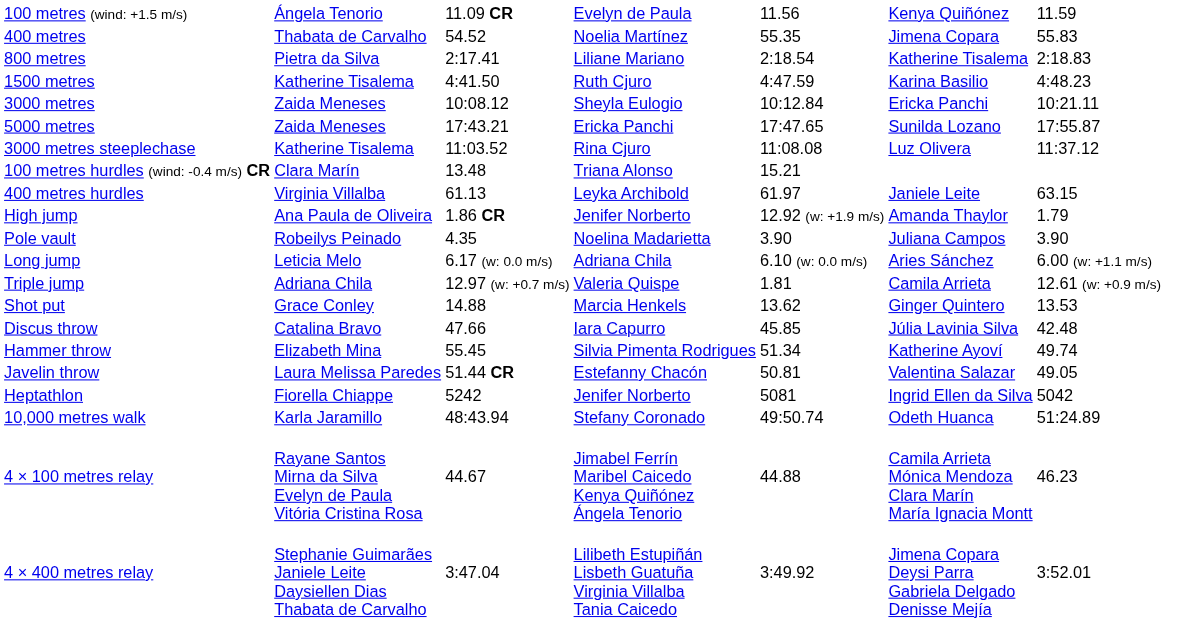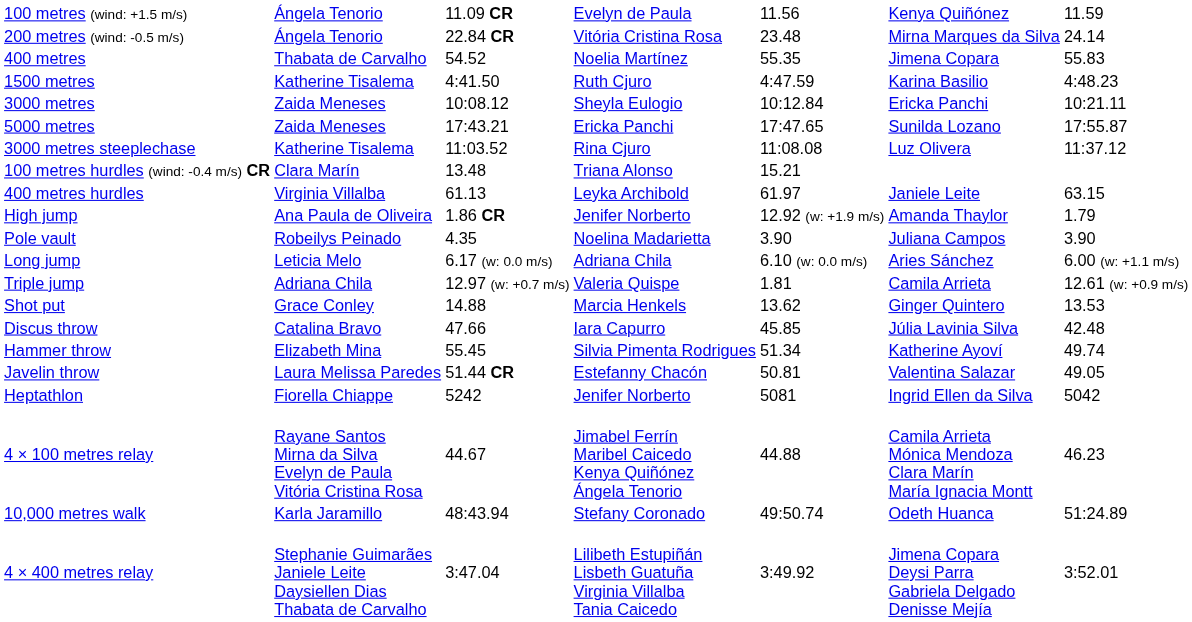+ row: (94, 36)
- row: (45, 59)
rows swapped: (75, 418) <-> (79, 477)
